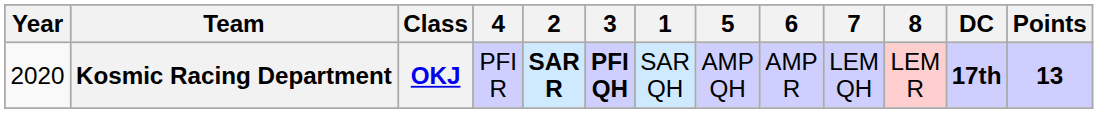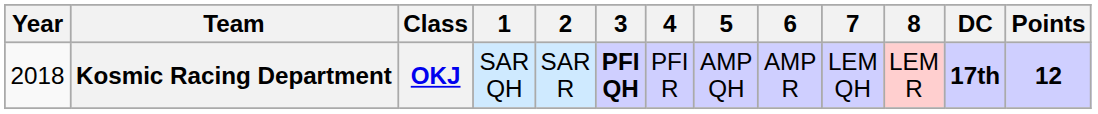columns swapped: (665, 24) <-> (498, 24)
(38, 75) 2020 -> (38, 75) 2018
(554, 75) bold -> (565, 75) normal
(1050, 75) 13 -> (1048, 75) 12
